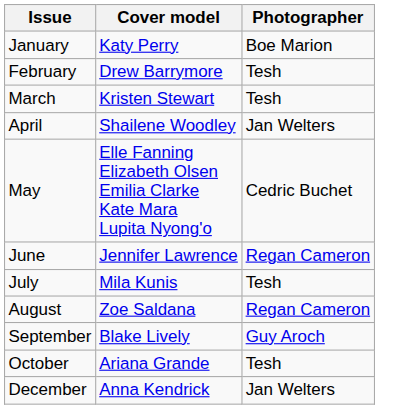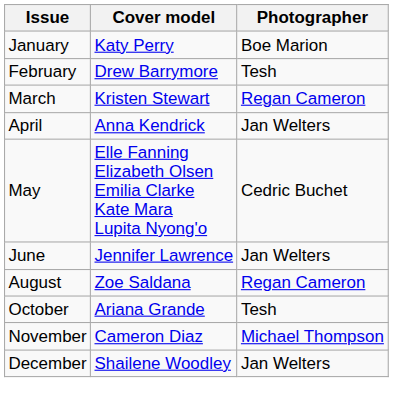(264, 98) Tesh -> (303, 98) Regan Cameron
(167, 125) Shailene Woodley -> (150, 125) Anna Kendrick
(308, 255) Regan Cameron -> (286, 255) Jan Welters
- row: (24, 282)
- row: (50, 336)
+ row: (48, 336)
(154, 390) Anna Kendrick -> (163, 363) Shailene Woodley
